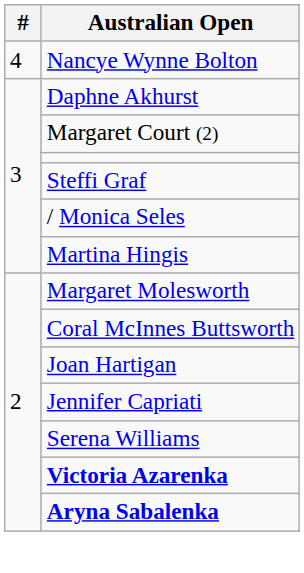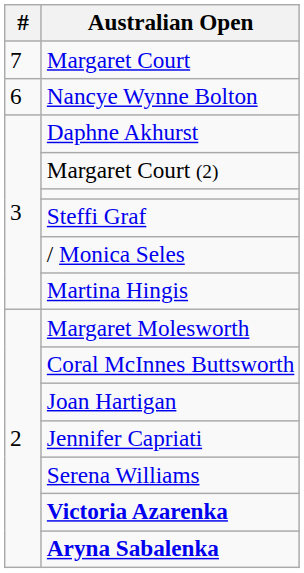+ row: (118, 59)
(16, 59) 4 -> (16, 96) 6
